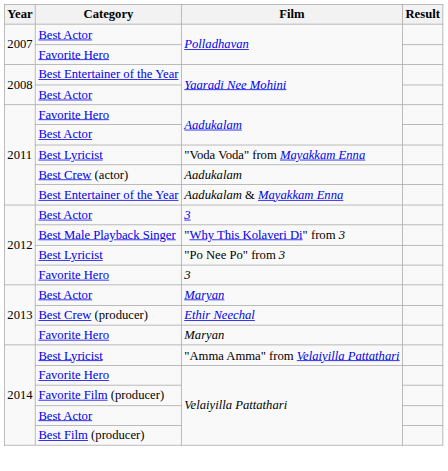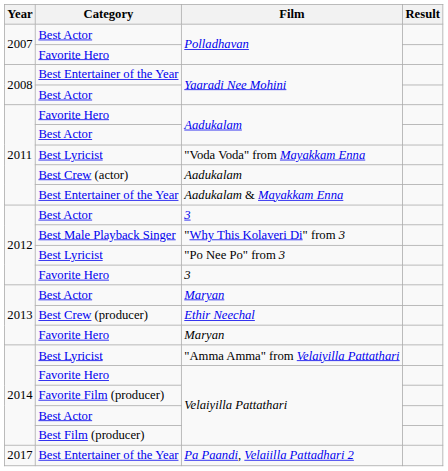+ row: (108, 455)
